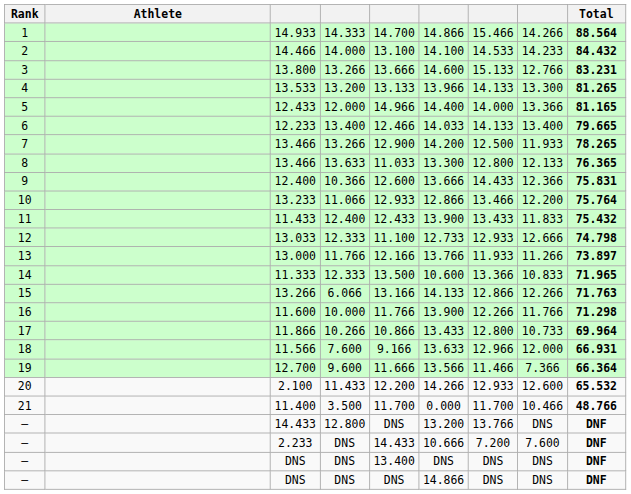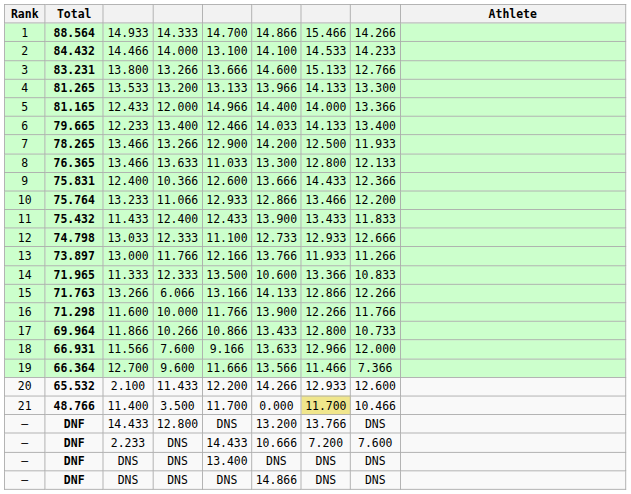columns swapped: (158, 14) <-> (596, 14)
(493, 405) no background -> (326, 405) khaki background
